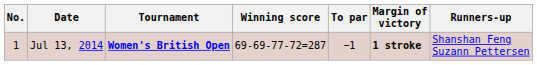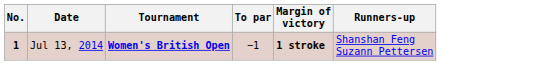- column: (280, 19)
(16, 46) normal -> (16, 46) bold
